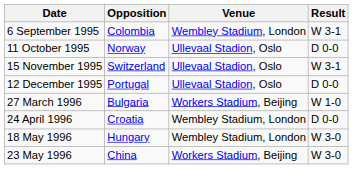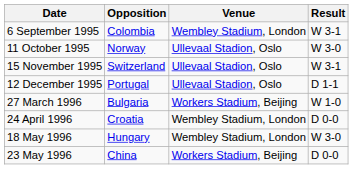(325, 48) D 0-0 -> (326, 48) W 3-0
(325, 84) D 0-0 -> (325, 84) D 1-1
(326, 155) W 3-0 -> (325, 155) D 0-0
